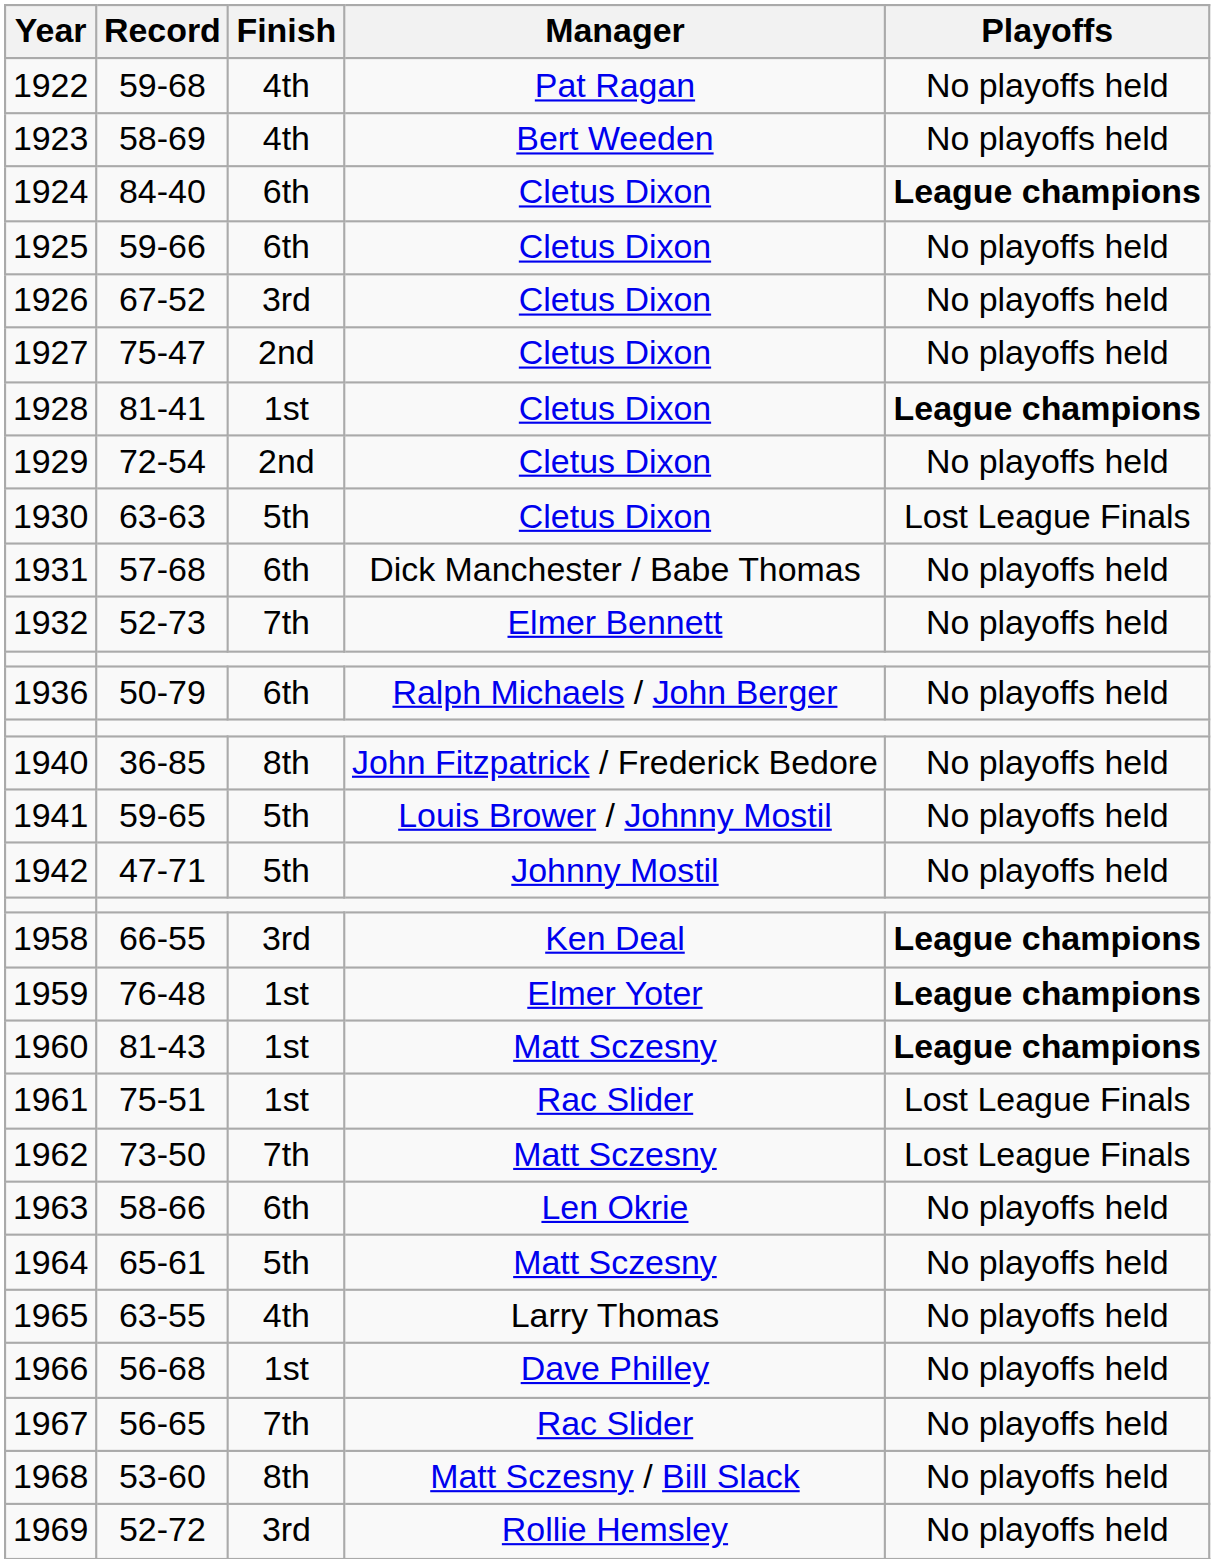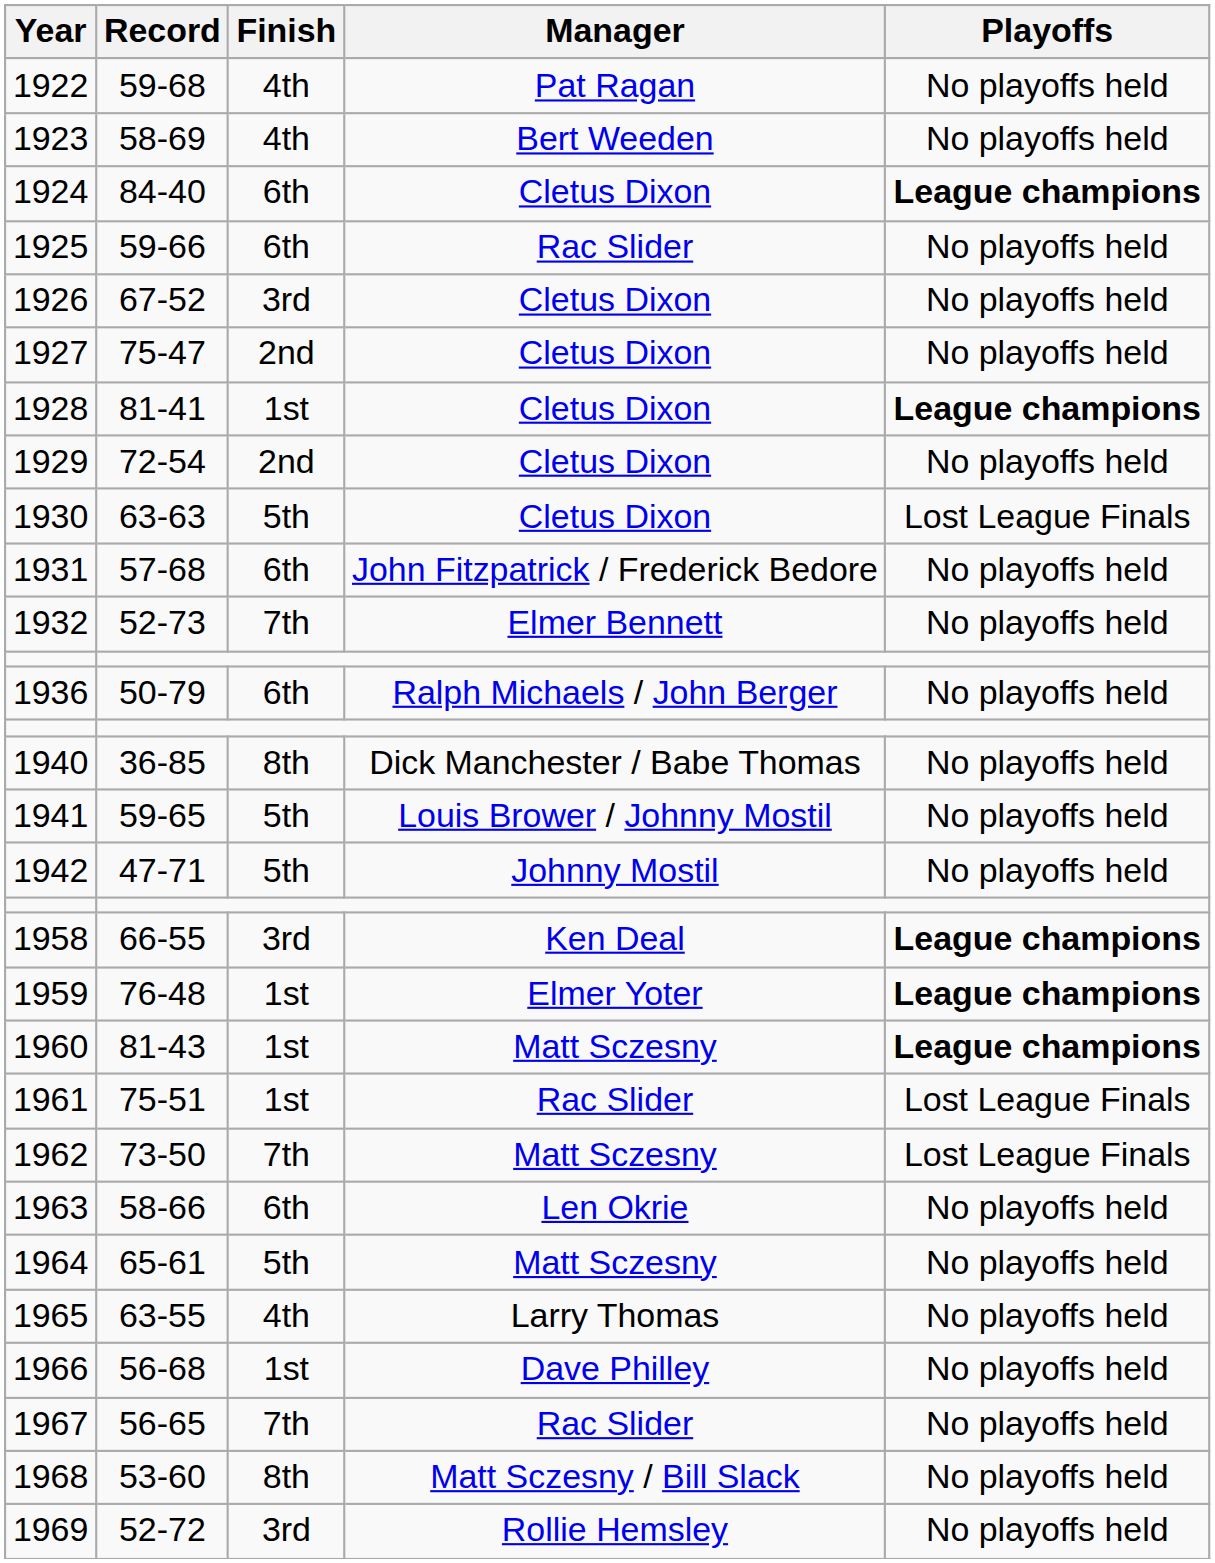(615, 246) Cletus Dixon -> (615, 246) Rac Slider
(615, 569) Dick Manchester / Babe Thomas -> (615, 569) John Fitzpatrick / Frederick Bedore
(615, 762) John Fitzpatrick / Frederick Bedore -> (615, 762) Dick Manchester / Babe Thomas
